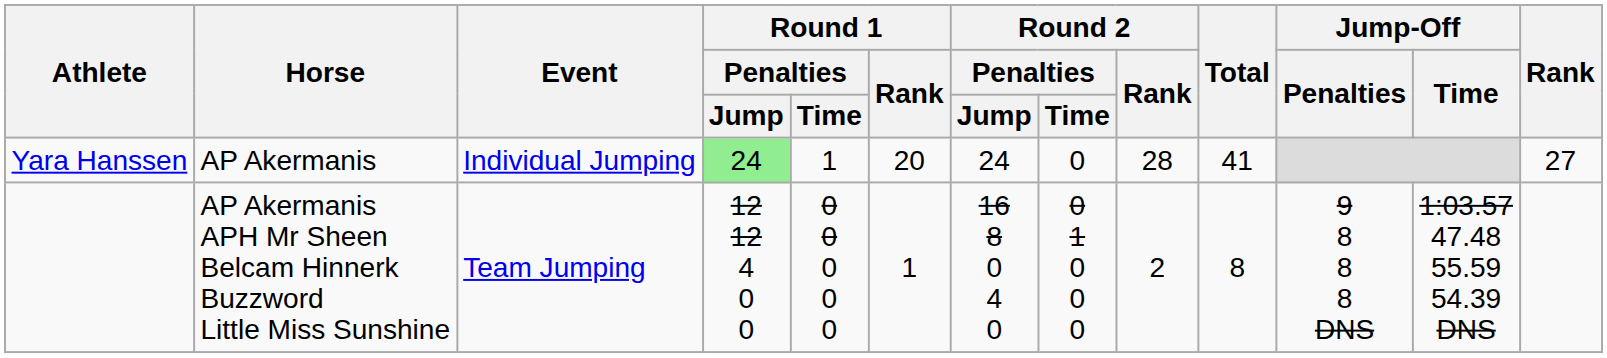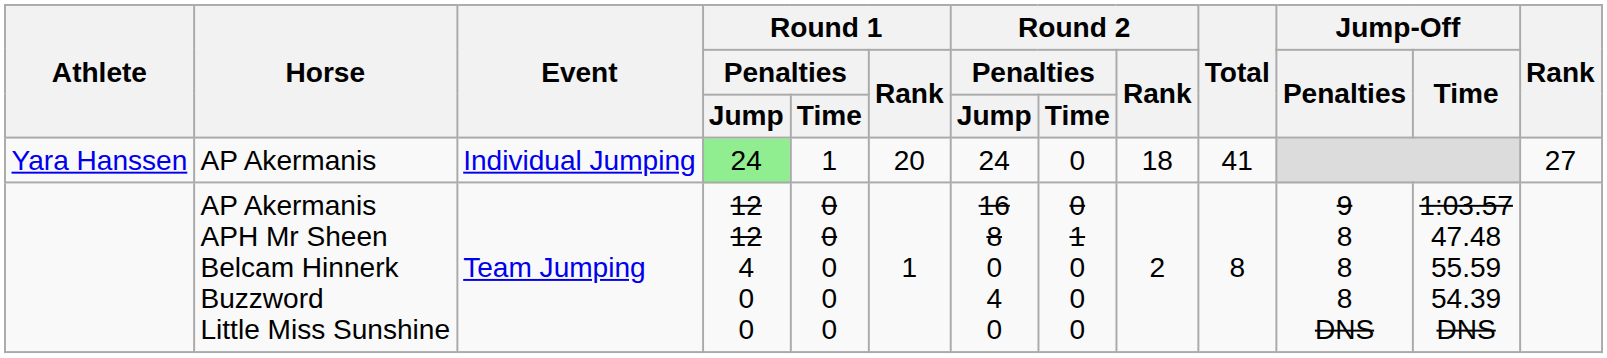(1157, 161) 28 -> (1157, 161) 18
